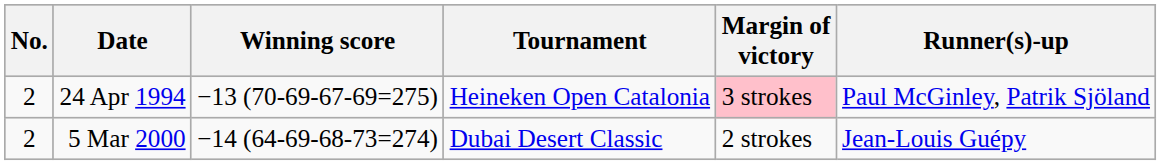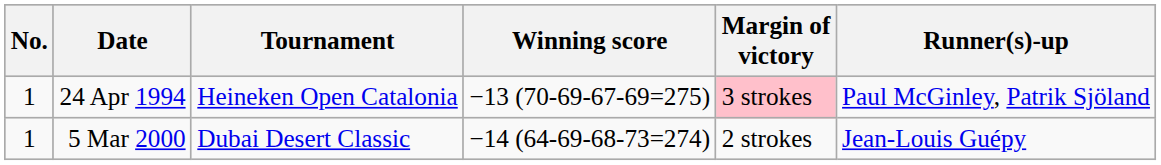columns swapped: (580, 40) <-> (318, 40)
(29, 96) 2 -> (29, 96) 1
(29, 138) 2 -> (29, 138) 1
